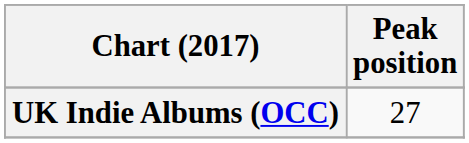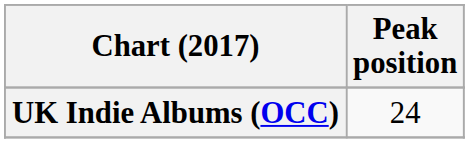(405, 112) 27 -> (405, 112) 24
